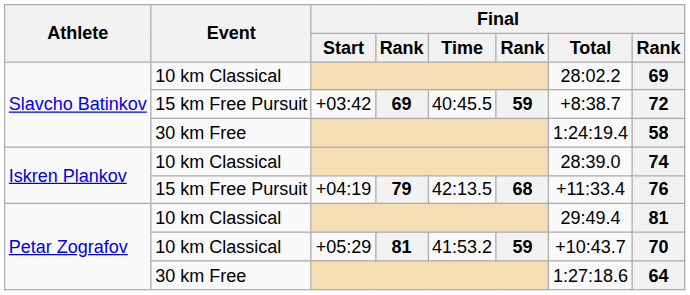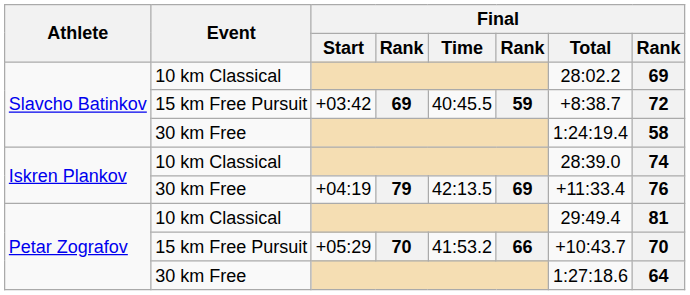(231, 190) 15 km Free Pursuit -> (201, 190) 30 km Free
(523, 190) 68 -> (523, 190) 69
(218, 247) 10 km Classical -> (231, 247) 15 km Free Pursuit
(402, 247) 81 -> (402, 247) 70
(523, 247) 59 -> (523, 247) 66
